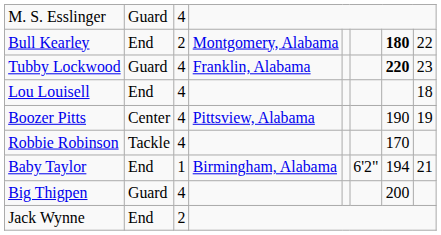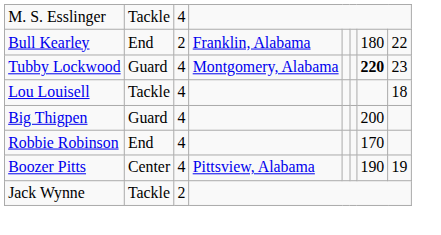(148, 17) Guard -> (149, 17) Tackle
(266, 42) Montgomery, Alabama -> (252, 42) Franklin, Alabama
(398, 42) bold -> (372, 42) normal
(252, 67) Franklin, Alabama -> (266, 67) Montgomery, Alabama
(141, 92) End -> (149, 92) Tackle
rows swapped: (47, 117) <-> (48, 192)
(149, 142) Tackle -> (141, 142) End
- row: (47, 167)
(141, 218) End -> (149, 192) Tackle
